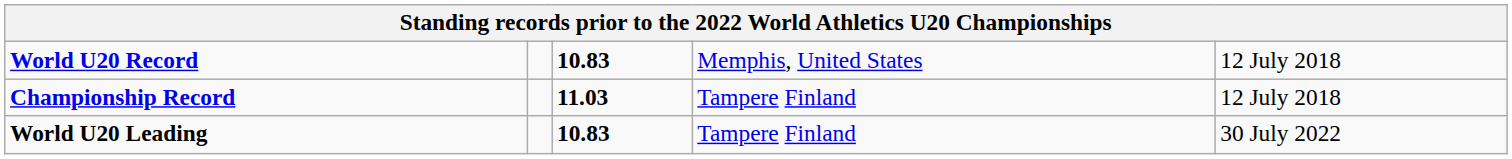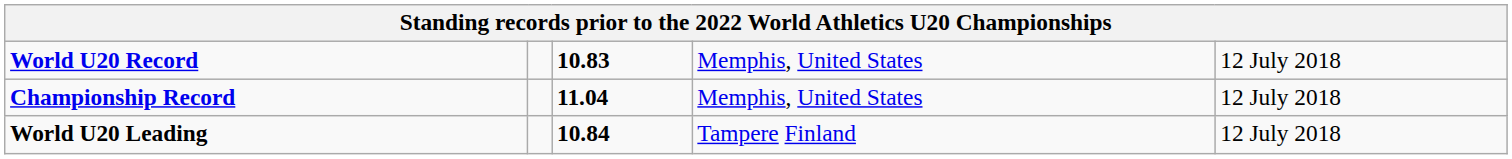(583, 97) 11.03 -> (583, 97) 11.04
(777, 97) Tampere Finland -> (810, 97) Memphis, United States
(583, 134) 10.83 -> (583, 134) 10.84
(1281, 134) 30 July 2022 -> (1281, 134) 12 July 2018
